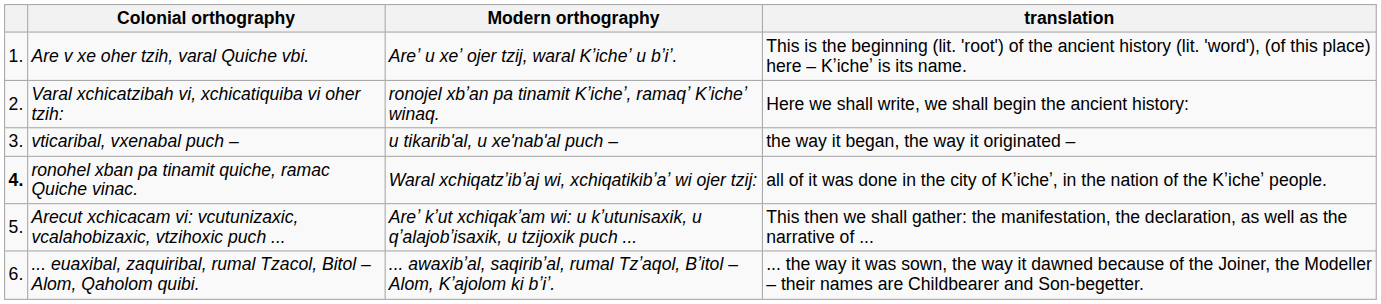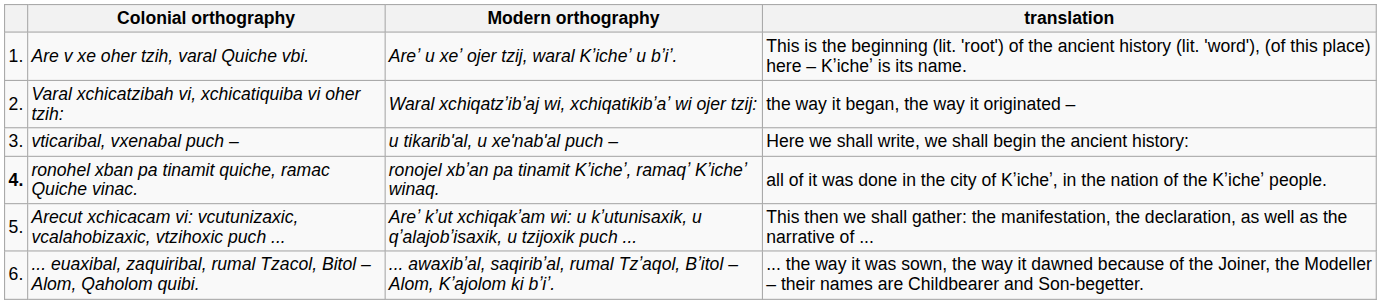(568, 103) ronojel xbʼan pa tinamit Kʼicheʼ, ramaqʼ Kʼicheʼ winaq. -> (573, 103) Waral xchiqatzʼibʼaj wi, xchiqatikibʼaʼ wi ojer tzij:
(978, 103) Here we shall write, we shall begin the ancient history: -> (921, 103) the way it began, the way it originated –
(921, 141) the way it began, the way it originated – -> (978, 141) Here we shall write, we shall begin the ancient history:
(573, 179) Waral xchiqatzʼibʼaj wi, xchiqatikibʼaʼ wi ojer tzij: -> (568, 179) ronojel xbʼan pa tinamit Kʼicheʼ, ramaqʼ Kʼicheʼ winaq.
